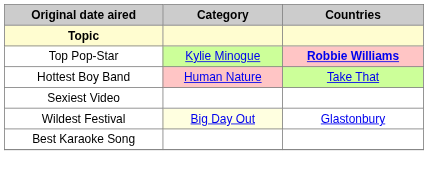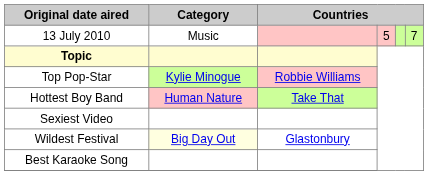+ row: (77, 36)
(353, 56) bold -> (318, 77) normal
